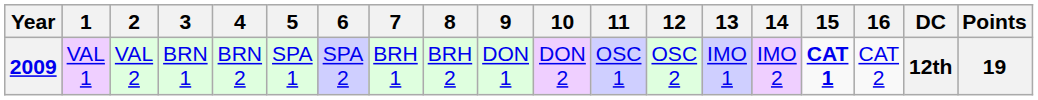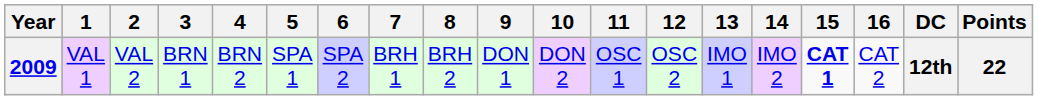(994, 66) 19 -> (994, 66) 22
